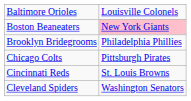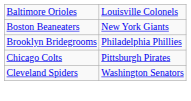(135, 27) pink background -> (135, 27) no background
- row: (38, 73)
